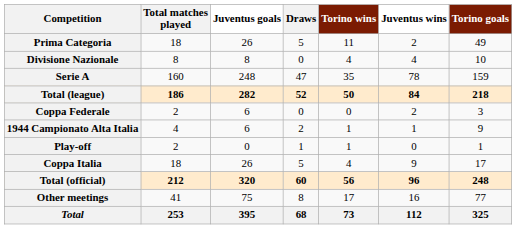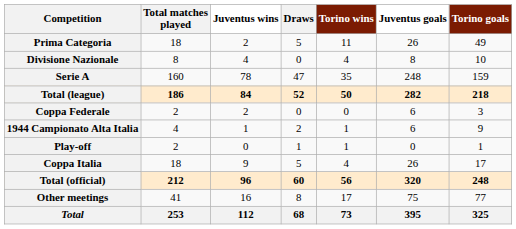columns swapped: (414, 19) <-> (247, 19)
